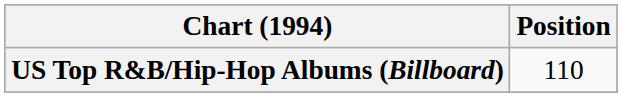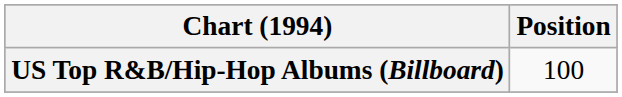(564, 69) 110 -> (564, 69) 100
